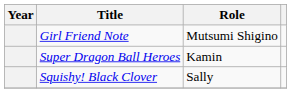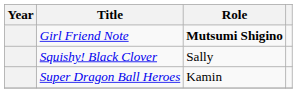(232, 35) normal -> (235, 35) bold
rows swapped: (110, 56) <-> (98, 77)
